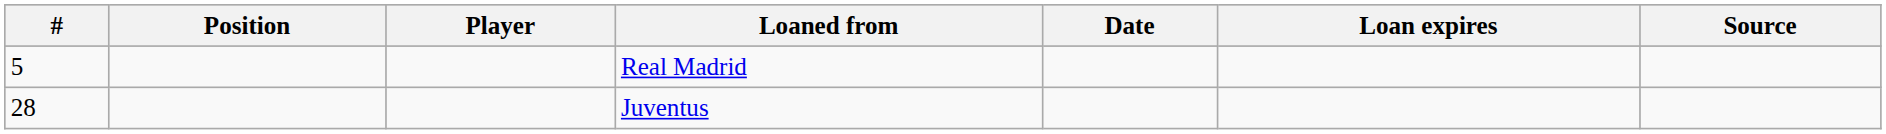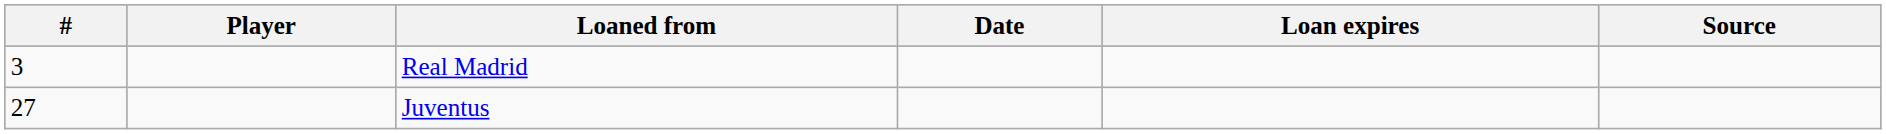- column: (247, 25)
(17, 66) 5 -> (17, 66) 3
(23, 108) 28 -> (23, 108) 27
